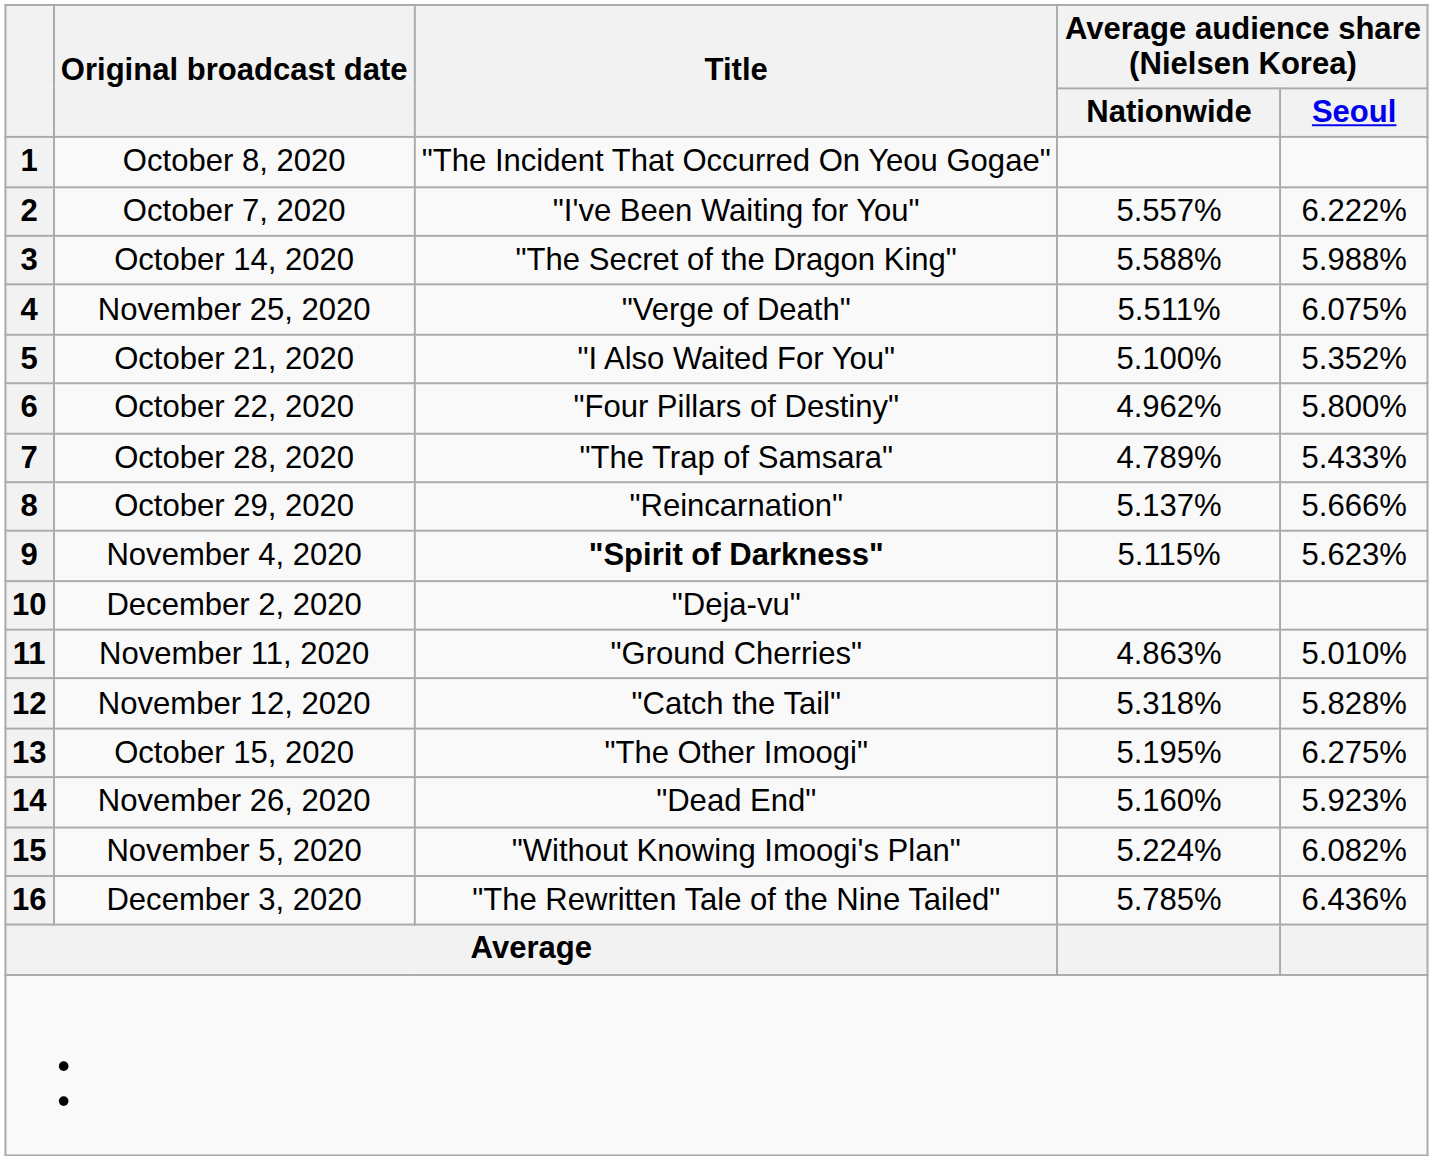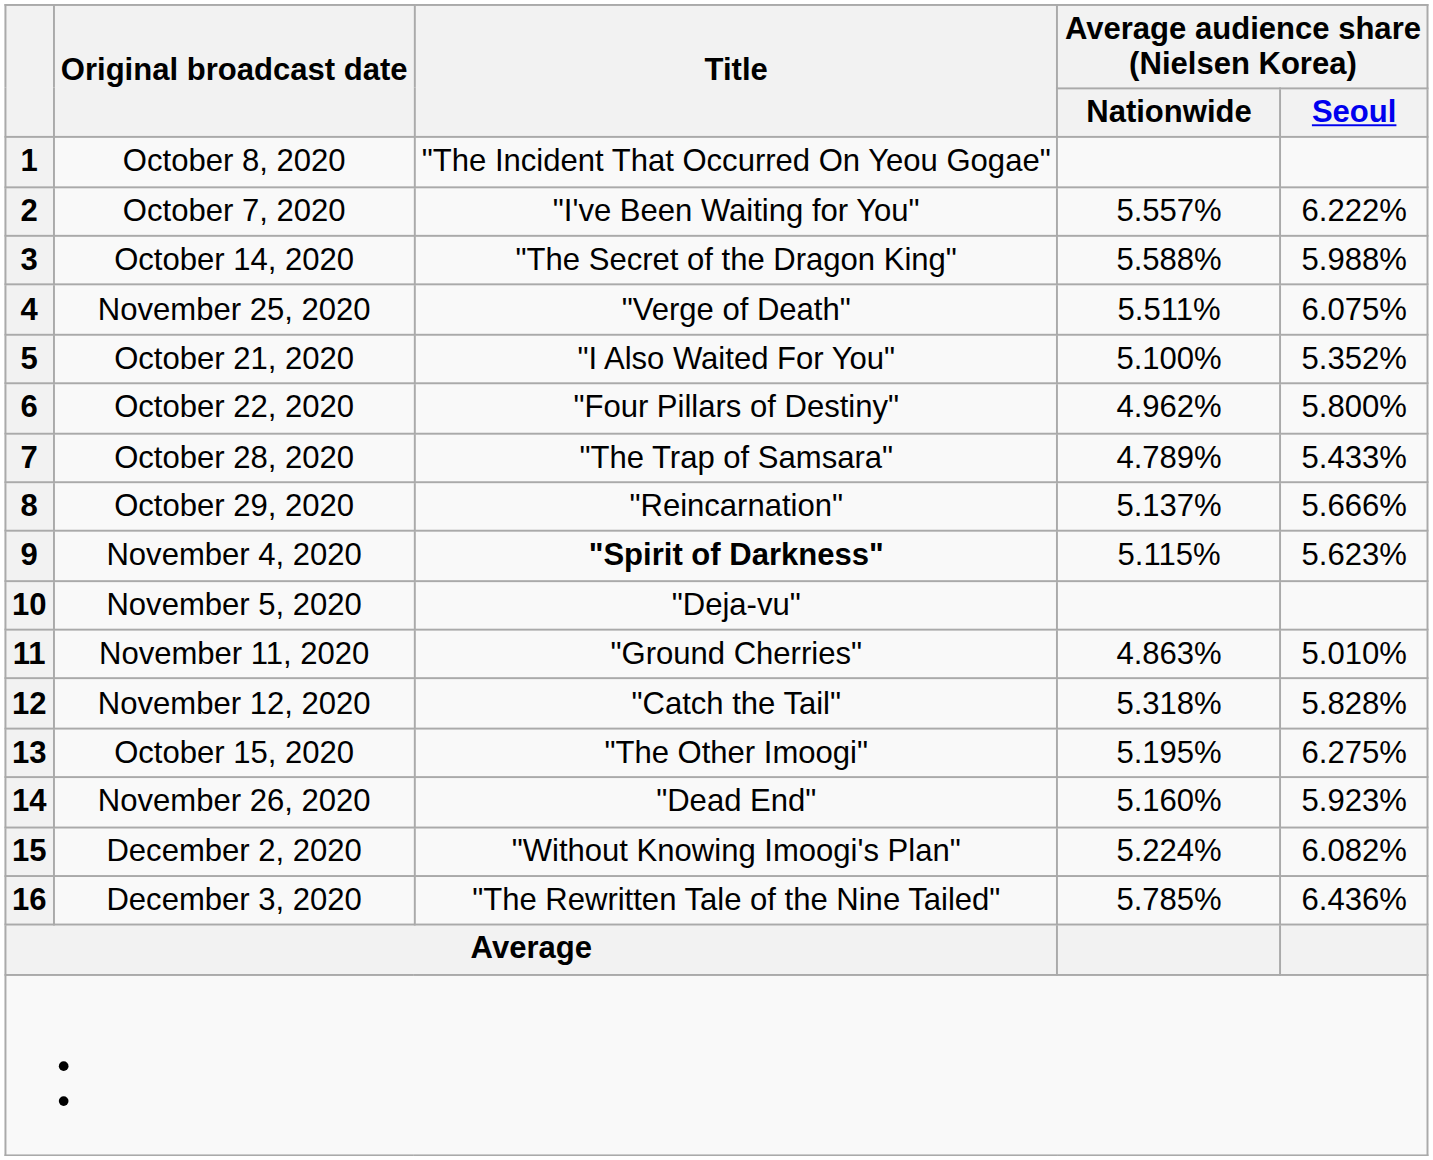(234, 604) December 2, 2020 -> (234, 604) November 5, 2020
(234, 850) November 5, 2020 -> (234, 850) December 2, 2020
